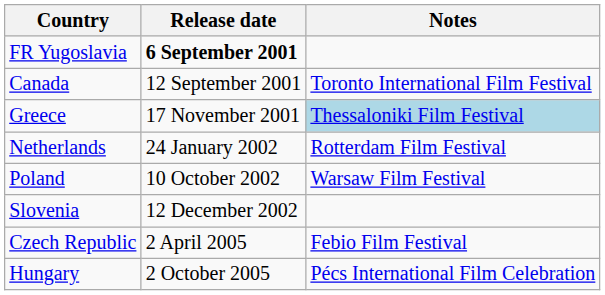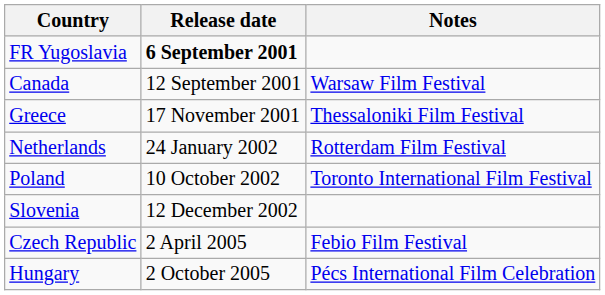(451, 83) Toronto International Film Festival -> (398, 83) Warsaw Film Festival
(417, 115) lightblue background -> (417, 115) no background
(398, 178) Warsaw Film Festival -> (451, 178) Toronto International Film Festival
